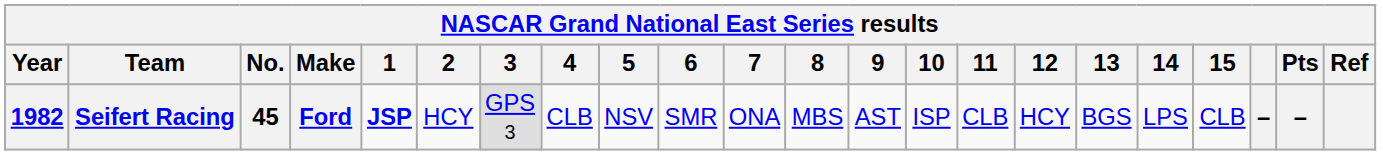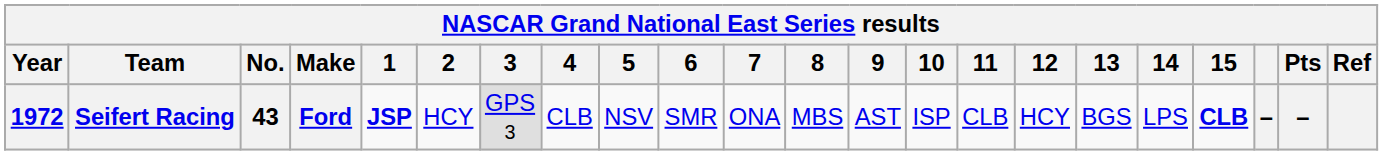(37, 117) 1982 -> (37, 117) 1972
(265, 117) 45 -> (265, 117) 43
(1223, 117) normal -> (1224, 117) bold
